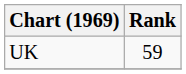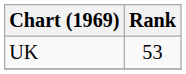(152, 52) 59 -> (152, 52) 53
